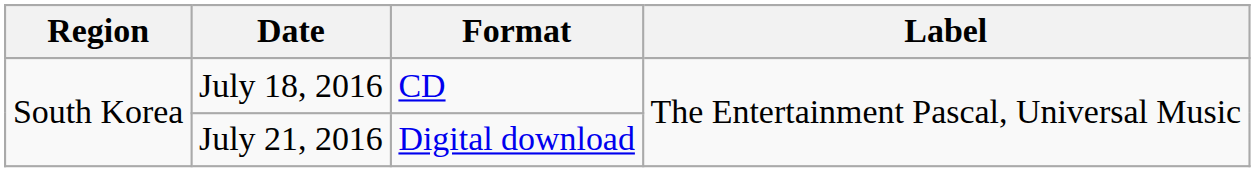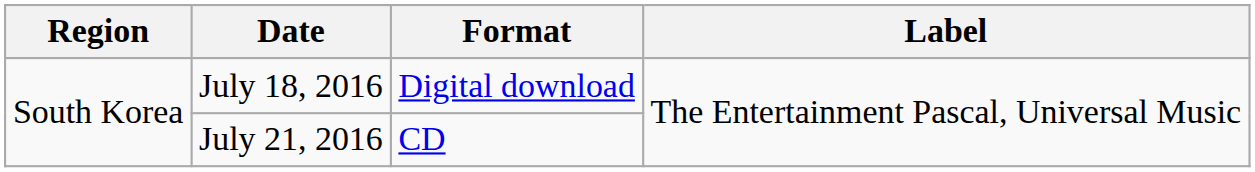(422, 85) CD -> (517, 85) Digital download
(517, 138) Digital download -> (422, 138) CD
